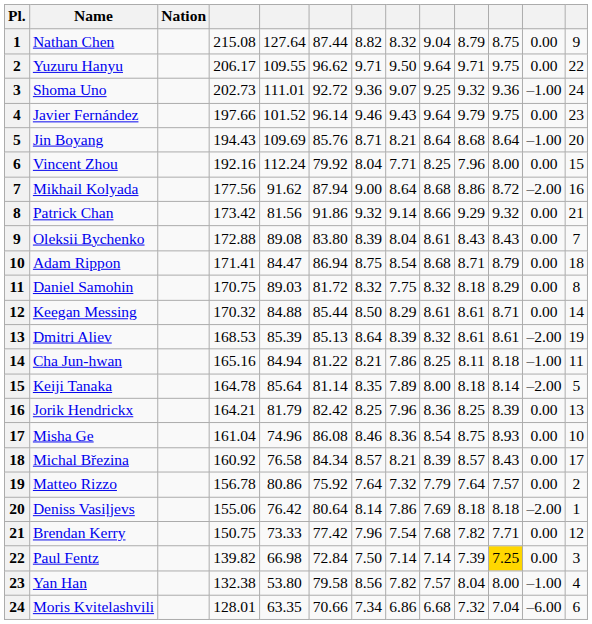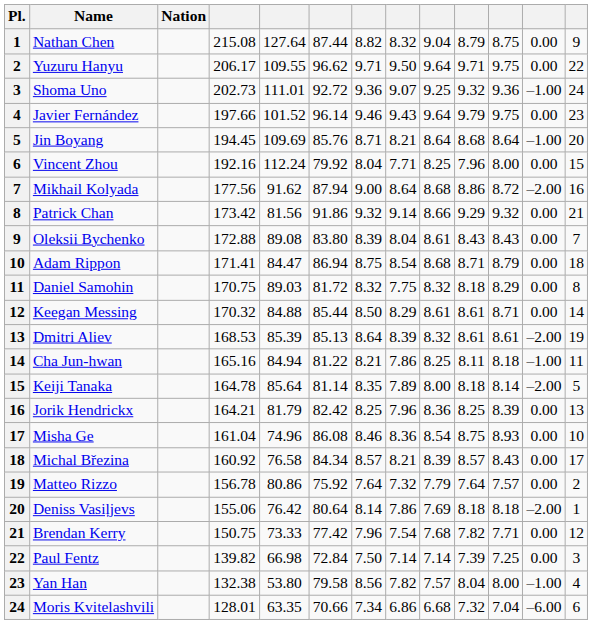(235, 139) 194.43 -> (235, 139) 194.45
(506, 558) gold background -> (506, 558) no background
